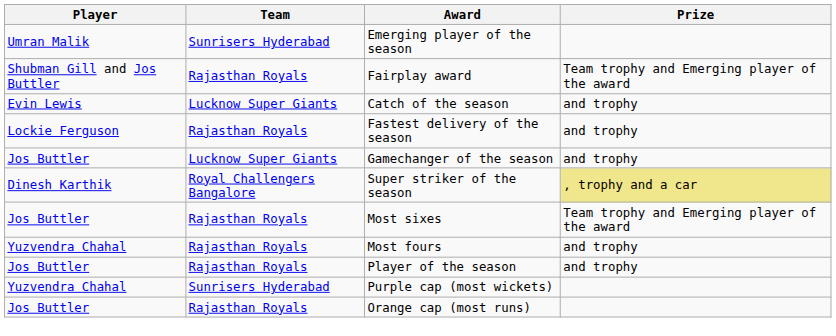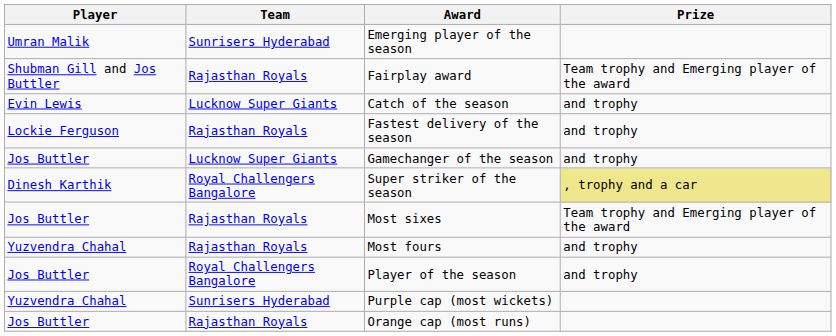(248, 267) Rajasthan Royals -> (252, 274) Royal Challengers Bangalore
